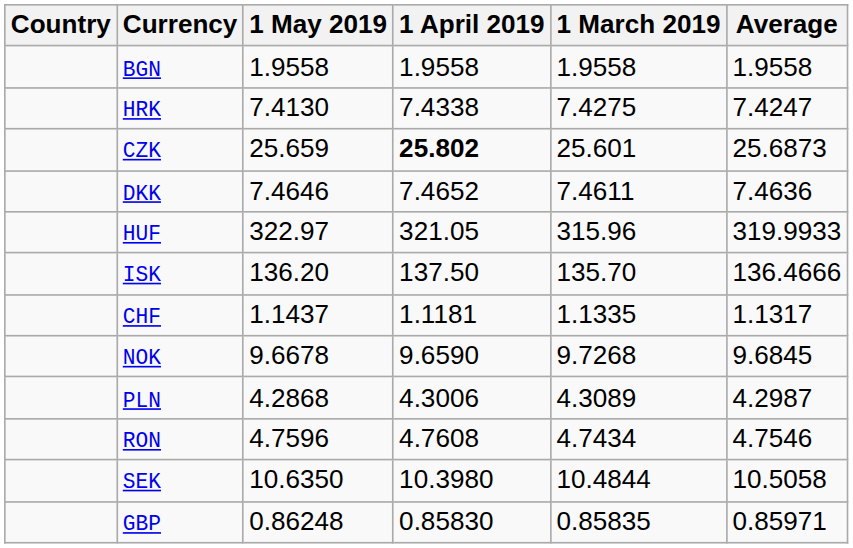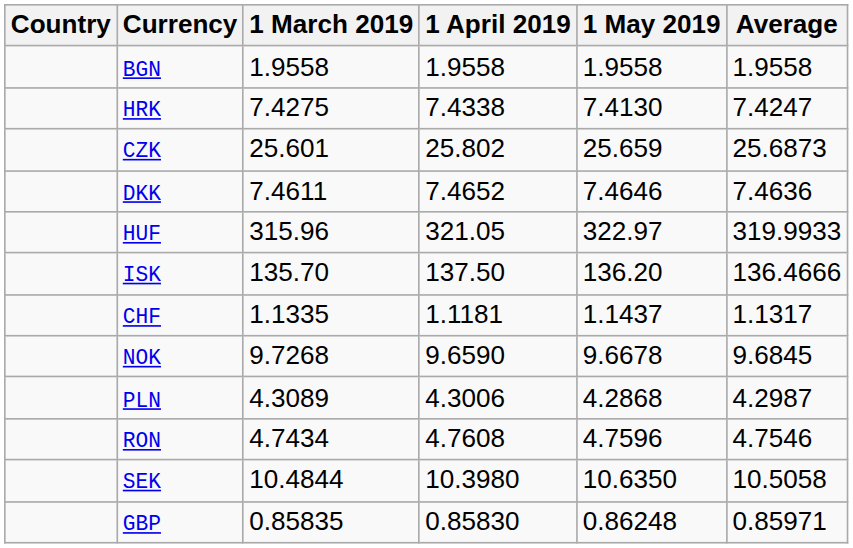columns swapped: (639, 25) <-> (318, 25)
(439, 149) bold -> (465, 149) normal
